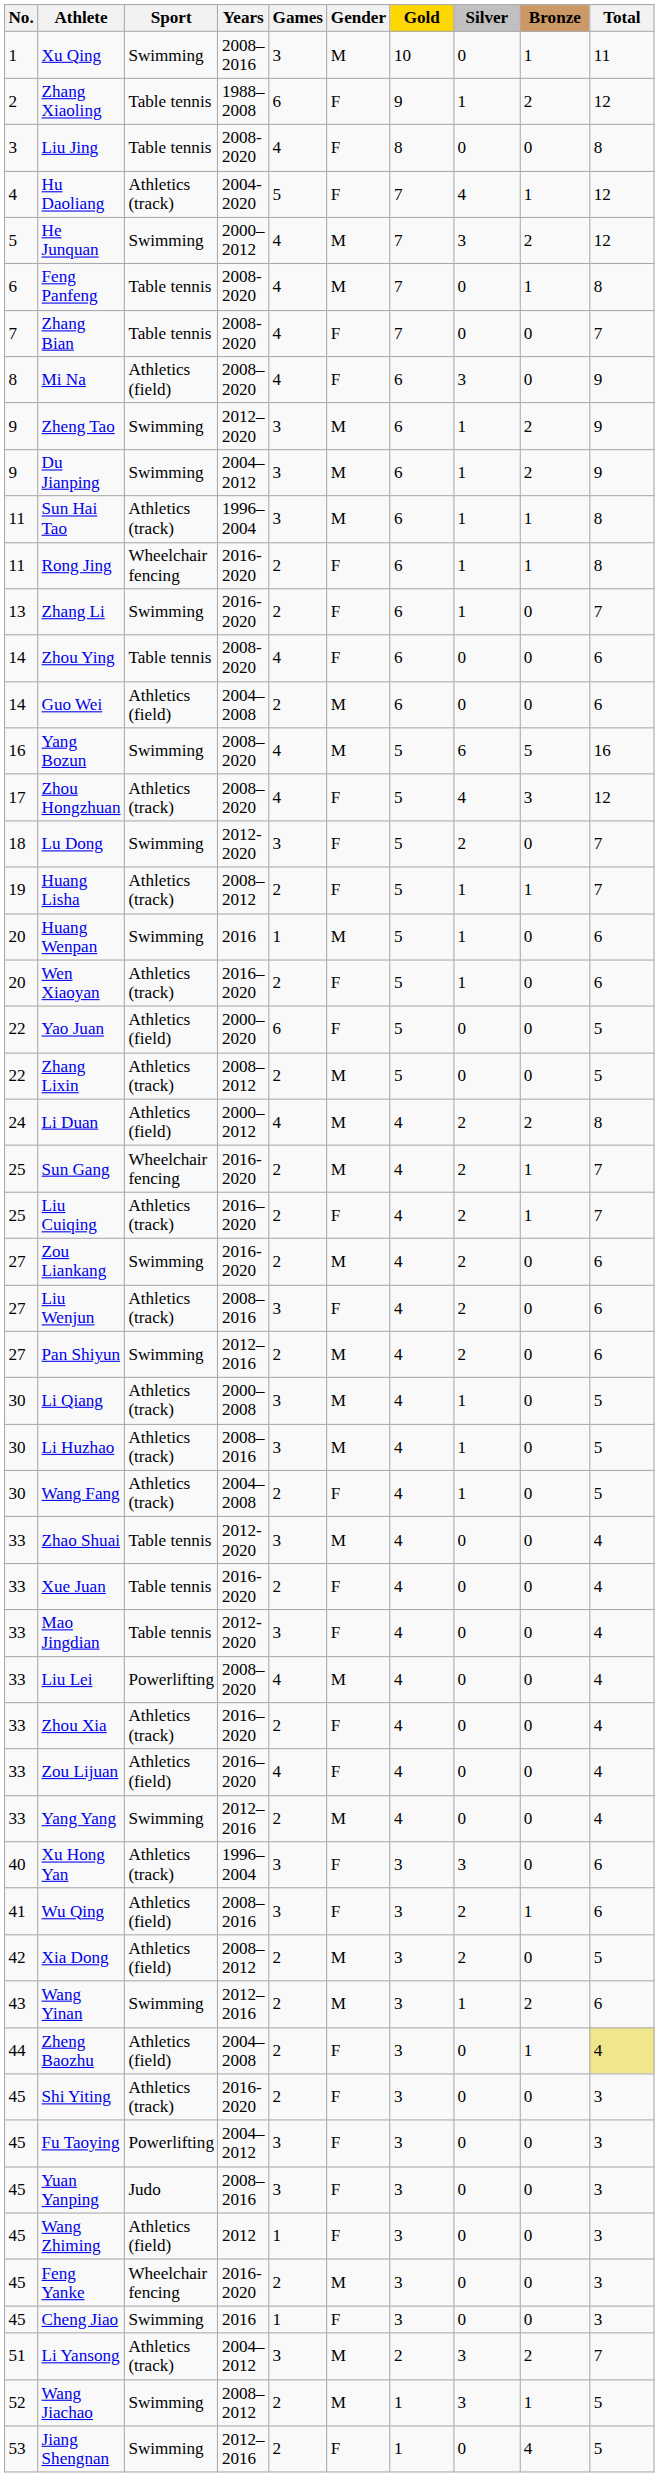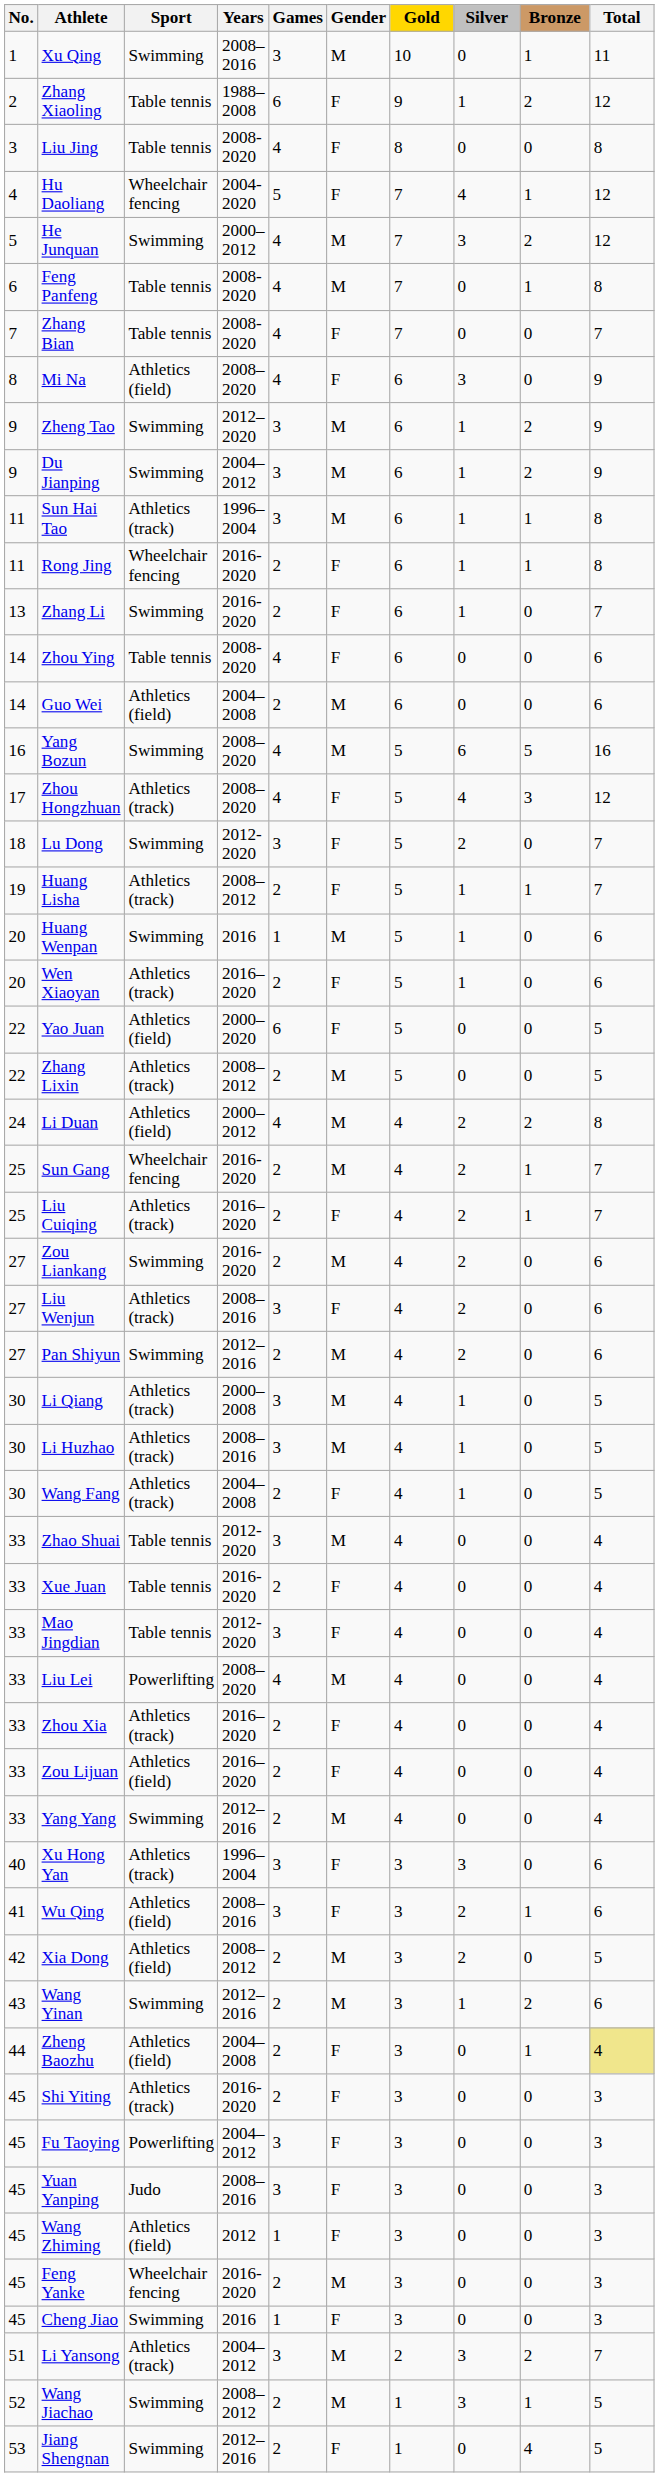(159, 194) Athletics (track) -> (168, 194) Wheelchair fencing
(277, 1772) 4 -> (277, 1772) 2
